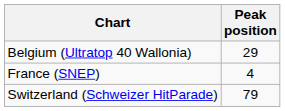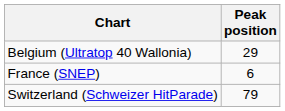(250, 73) 4 -> (250, 73) 6
